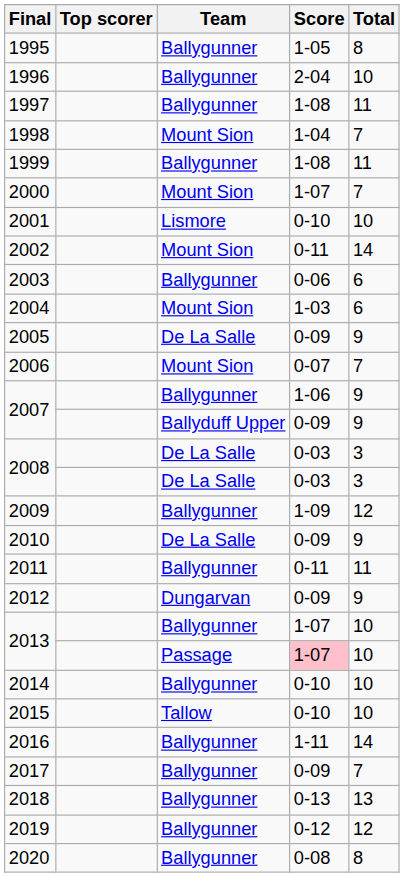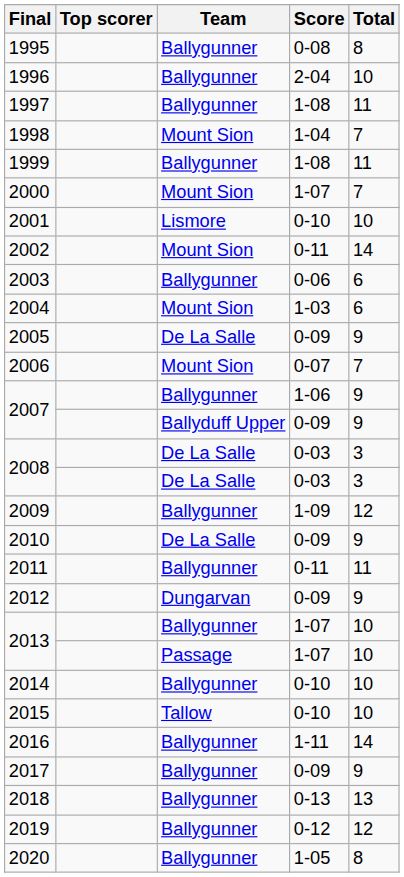(312, 47) 1-05 -> (312, 47) 0-08
(312, 655) pink background -> (312, 655) no background
(358, 771) 7 -> (358, 771) 9
(312, 857) 0-08 -> (312, 857) 1-05
